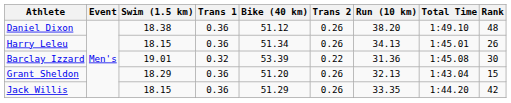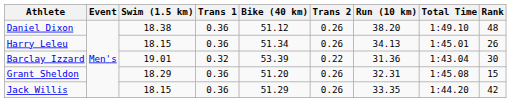(449, 58) 1:45.08 -> (449, 58) 1:43.04
(386, 74) 32.13 -> (386, 74) 32.31
(449, 74) 1:43.04 -> (449, 74) 1:45.08
